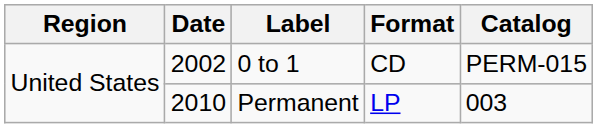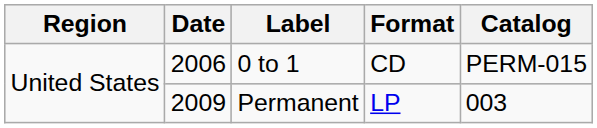(198, 63) 2002 -> (198, 63) 2006
(198, 102) 2010 -> (198, 102) 2009
